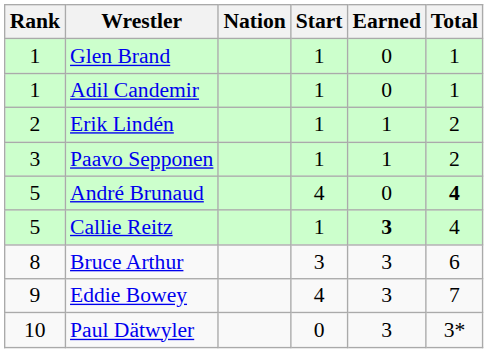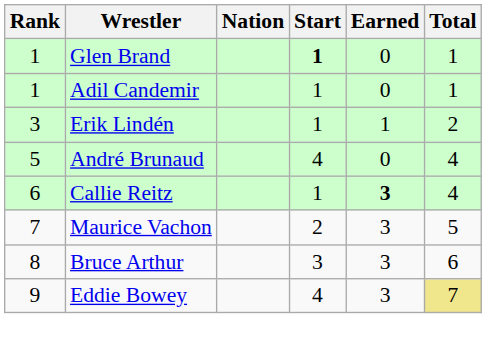(319, 55) normal -> (318, 55) bold
(35, 124) 2 -> (35, 124) 3
- row: (142, 158)
(454, 192) bold -> (453, 158) normal
(35, 227) 5 -> (35, 192) 6
+ row: (141, 227)
(454, 295) no background -> (453, 295) khaki background
- row: (132, 329)
